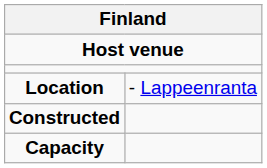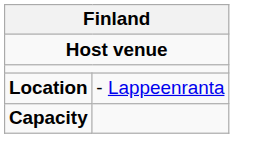- row: (65, 118)
